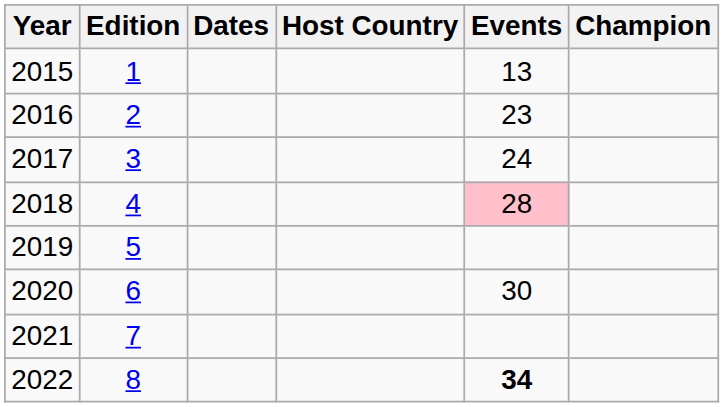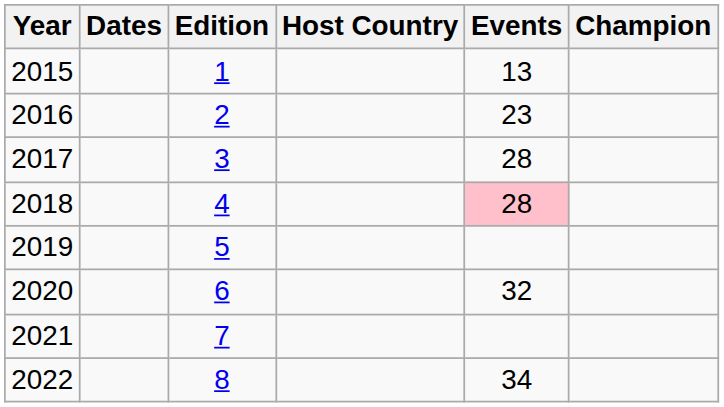columns swapped: (133, 26) <-> (231, 26)
(517, 159) 24 -> (517, 159) 28
(517, 291) 30 -> (517, 291) 32
(517, 379) bold -> (517, 379) normal
